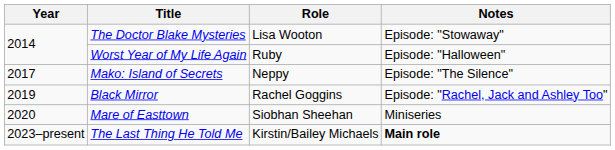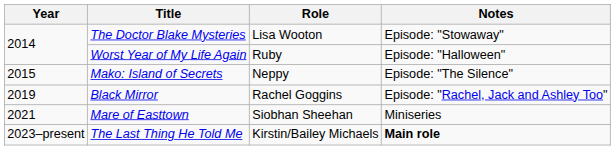(21, 74) 2017 -> (21, 74) 2015
(21, 114) 2020 -> (21, 114) 2021
